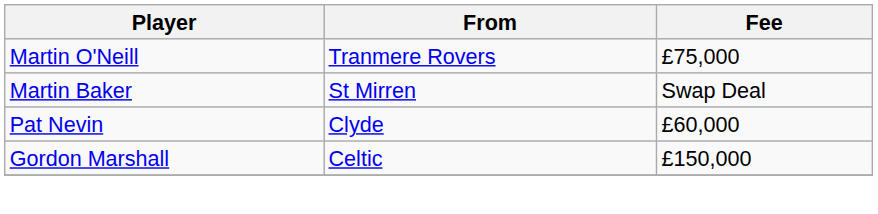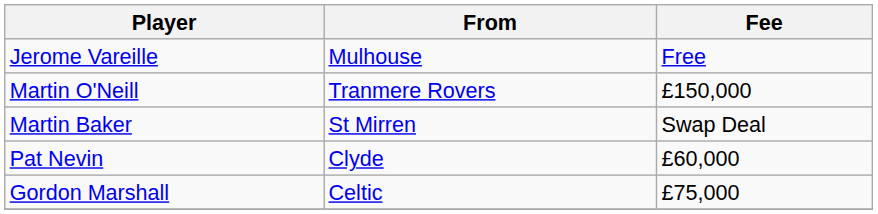+ row: (84, 56)
(701, 56) £75,000 -> (707, 90) £150,000
(707, 159) £150,000 -> (701, 193) £75,000
